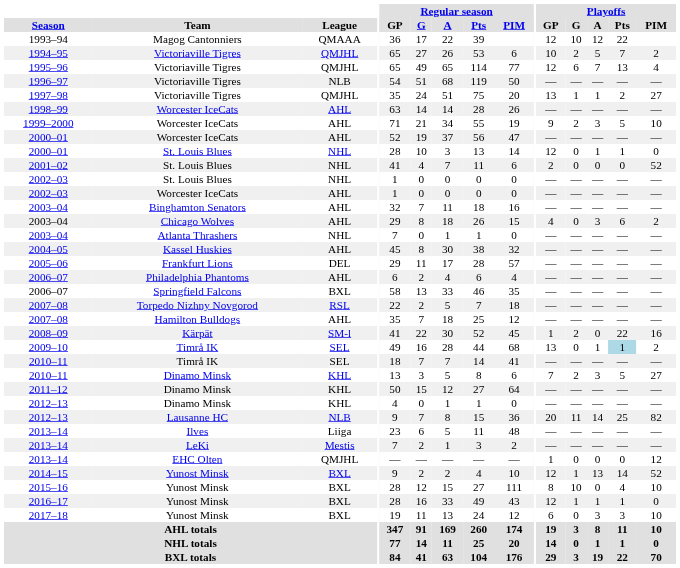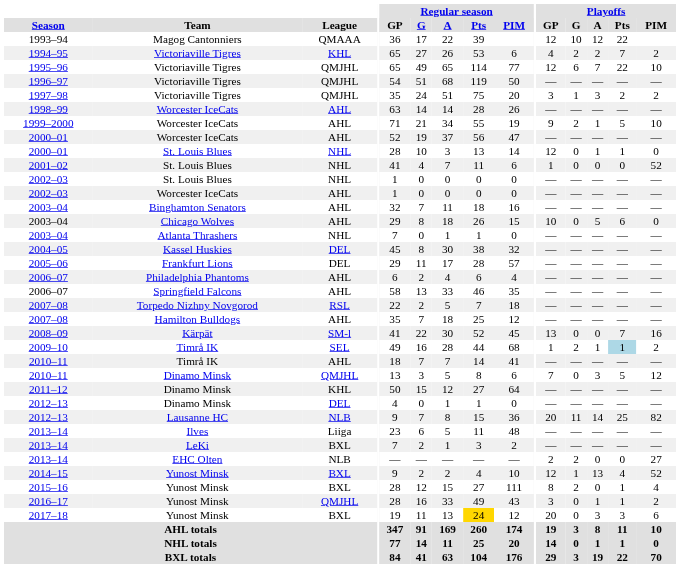(340, 53) QMJHL -> (340, 53) KHL
(551, 53) 10 -> (551, 53) 4
(598, 53) 5 -> (598, 53) 2
(622, 67) 13 -> (622, 67) 22
(656, 67) 4 -> (656, 67) 10
(340, 81) NLB -> (340, 81) QMJHL
(551, 95) 13 -> (551, 95) 3
(598, 95) 1 -> (598, 95) 3
(656, 95) 27 -> (656, 95) 2
(598, 123) 3 -> (598, 123) 1
(551, 165) 2 -> (551, 165) 1
(551, 221) 4 -> (551, 221) 10
(598, 221) 3 -> (598, 221) 5
(656, 221) 2 -> (656, 221) 0
(340, 249) AHL -> (340, 249) DEL
(340, 291) BXL -> (340, 291) AHL
(551, 333) 1 -> (551, 333) 13
(576, 333) 2 -> (576, 333) 0
(622, 333) 22 -> (622, 333) 7
(551, 347) 13 -> (551, 347) 1
(576, 347) 0 -> (576, 347) 2
(340, 361) SEL -> (340, 361) AHL
(340, 375) KHL -> (340, 375) QMJHL
(576, 375) 2 -> (576, 375) 0
(656, 375) 27 -> (656, 375) 12
(340, 403) KHL -> (340, 403) DEL
(340, 445) Mestis -> (340, 445) BXL
(340, 459) QMJHL -> (340, 459) NLB
(551, 459) 1 -> (551, 459) 2
(576, 459) 0 -> (576, 459) 2
(656, 459) 12 -> (656, 459) 27
(622, 473) 14 -> (622, 473) 4
(576, 487) 10 -> (576, 487) 2
(622, 487) 4 -> (622, 487) 1
(656, 487) 10 -> (656, 487) 4
(340, 501) BXL -> (340, 501) QMJHL
(551, 501) 12 -> (551, 501) 3
(576, 501) 1 -> (576, 501) 0
(656, 501) 0 -> (656, 501) 2
(479, 515) no background -> (479, 515) gold background
(551, 515) 6 -> (551, 515) 20
(656, 515) 10 -> (656, 515) 6
